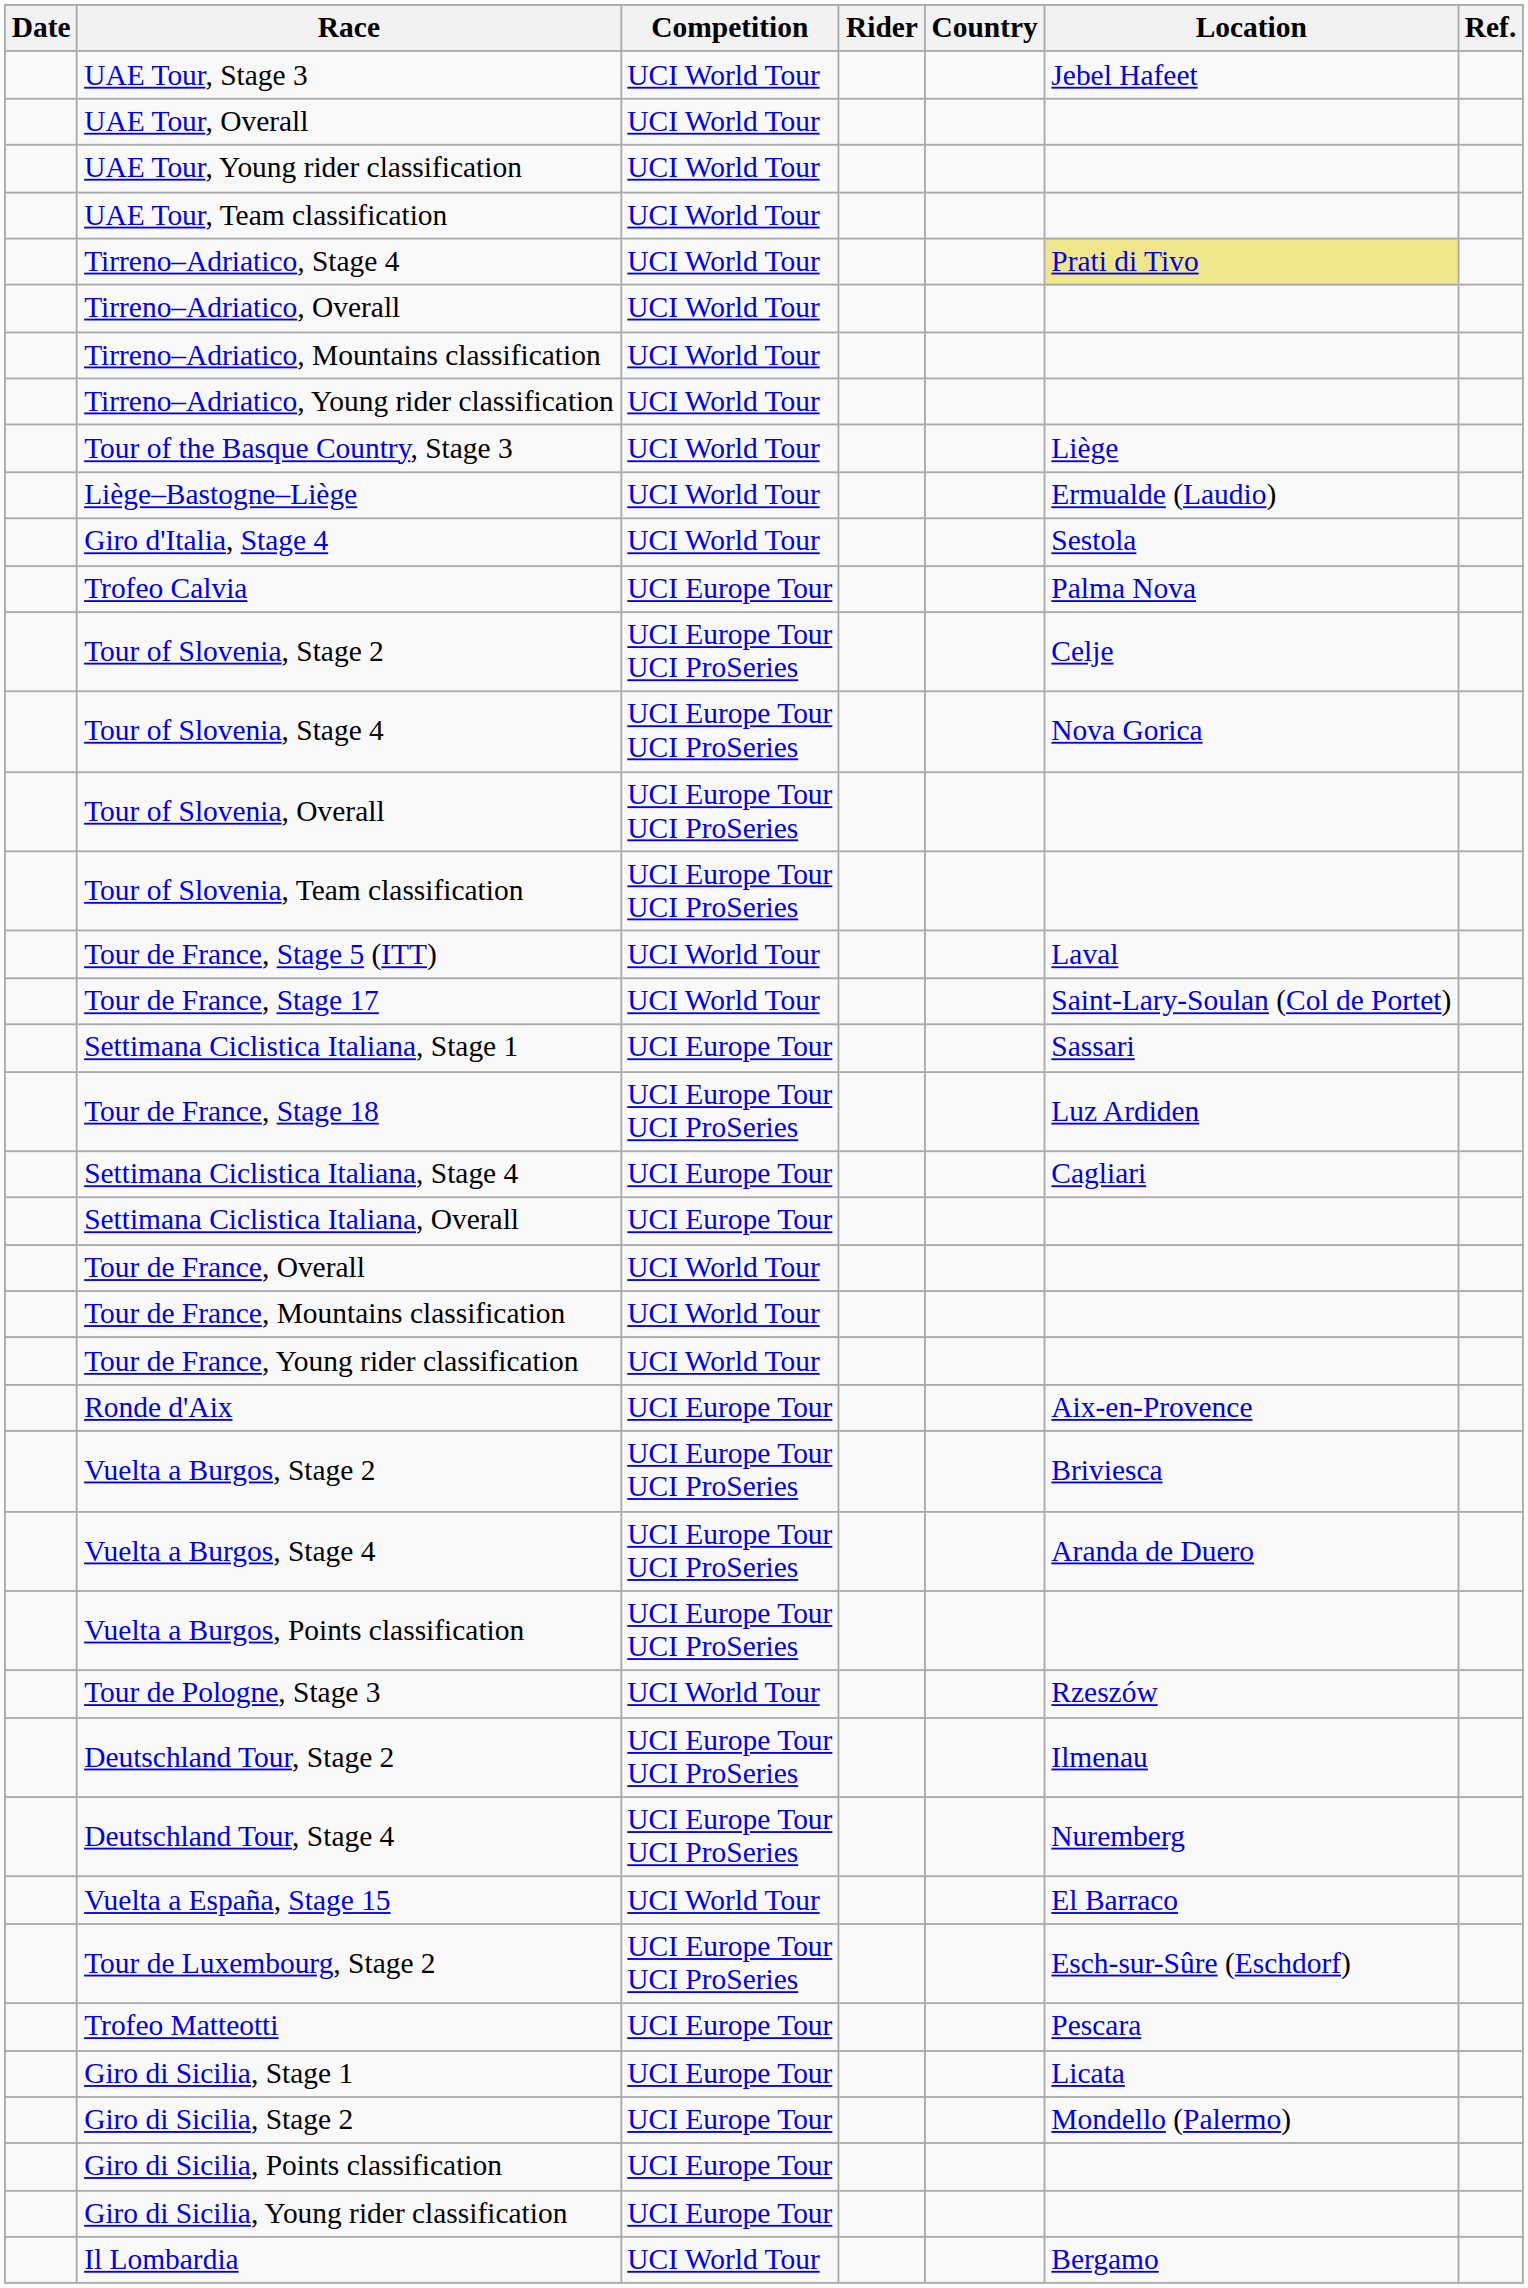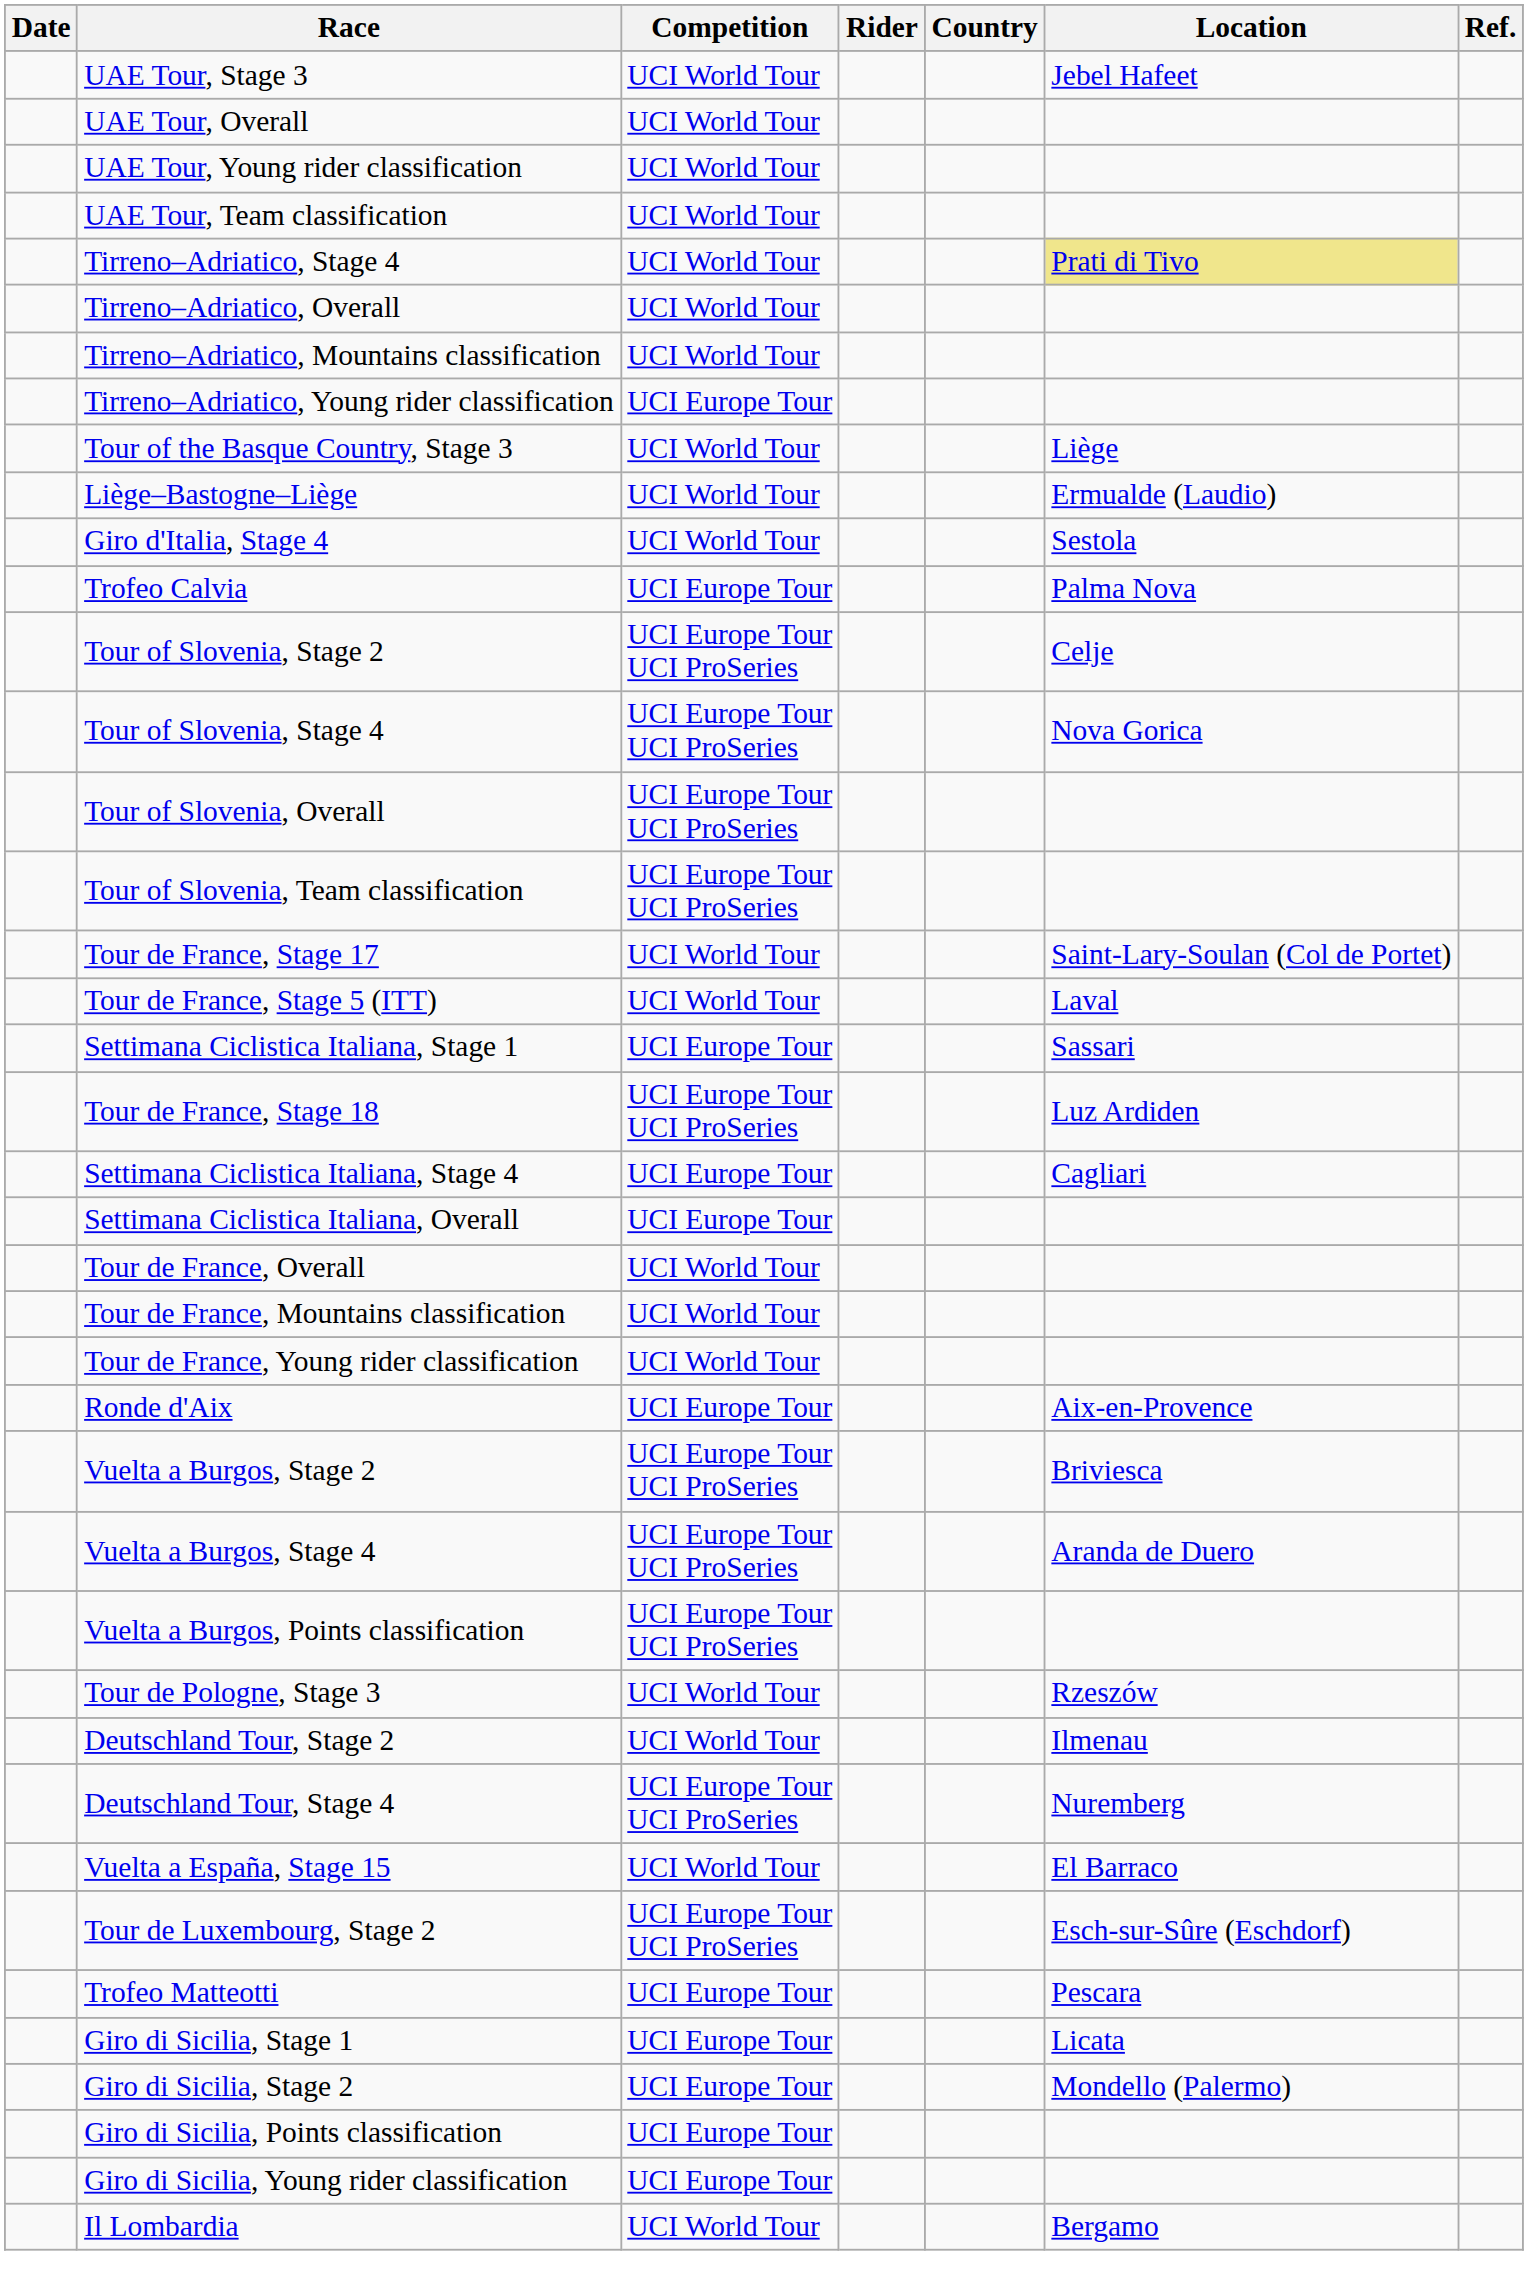(723, 401) UCI World Tour -> (730, 401) UCI Europe Tour
rows swapped: (260, 954) <-> (231, 1000)
(730, 1756) UCI Europe Tour UCI ProSeries -> (723, 1740) UCI World Tour
